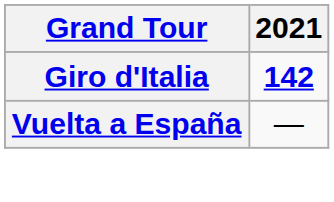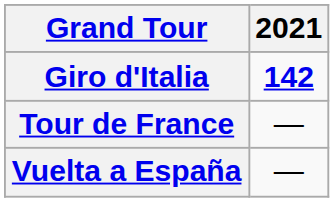+ row: (127, 123)
